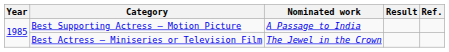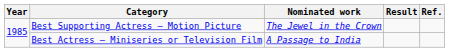(314, 26) A Passage to India -> (324, 26) The Jewel in the Crown
(324, 40) The Jewel in the Crown -> (314, 40) A Passage to India
